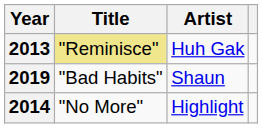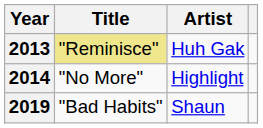rows swapped: (30, 107) <-> (30, 78)
